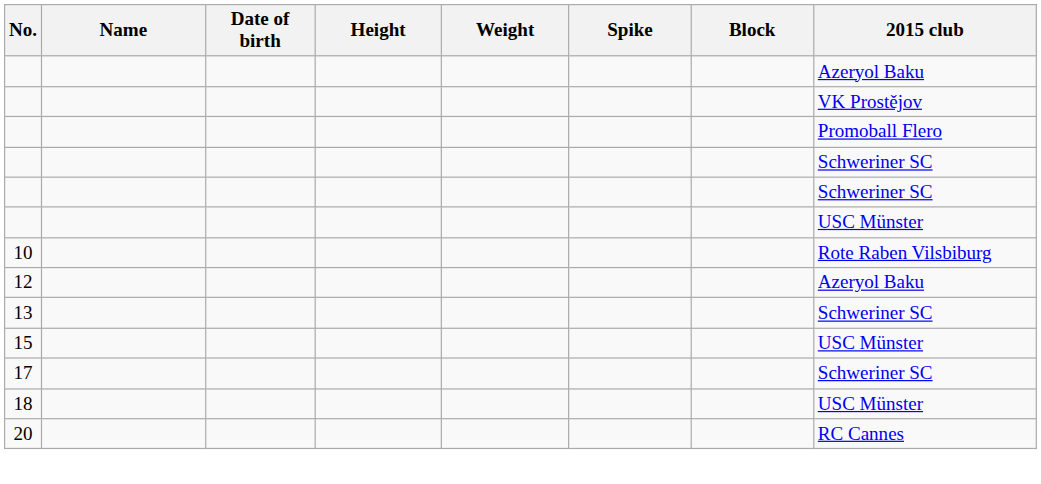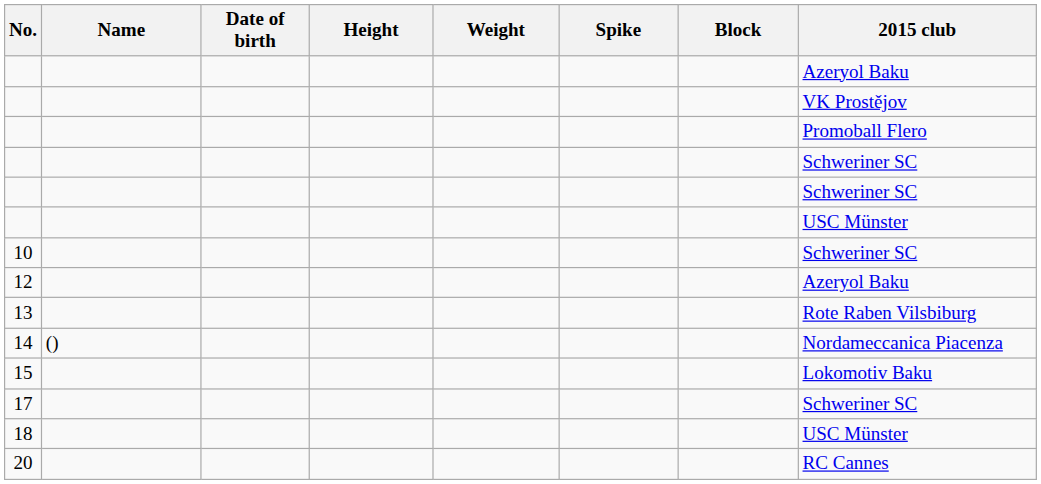(905, 252) Rote Raben Vilsbiburg -> (860, 252) Schweriner SC
(875, 312) Schweriner SC -> (889, 312) Rote Raben Vilsbiburg
+ row: (23, 342)
(870, 342) USC Münster -> (867, 373) Lokomotiv Baku
